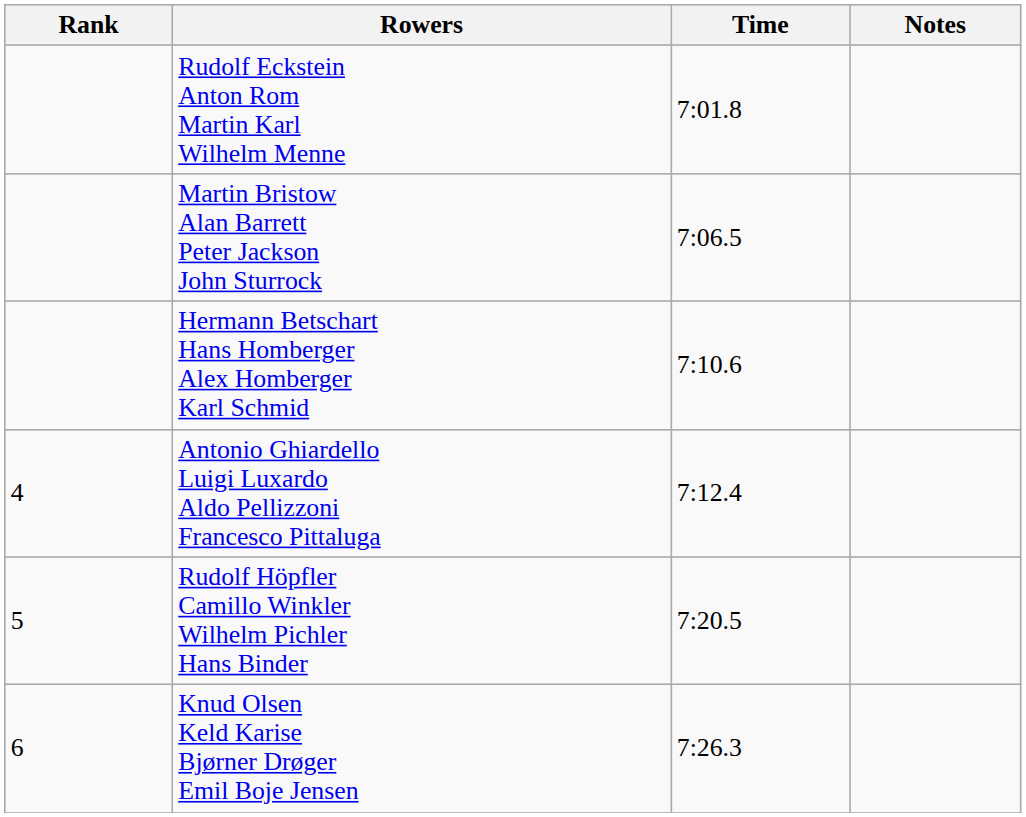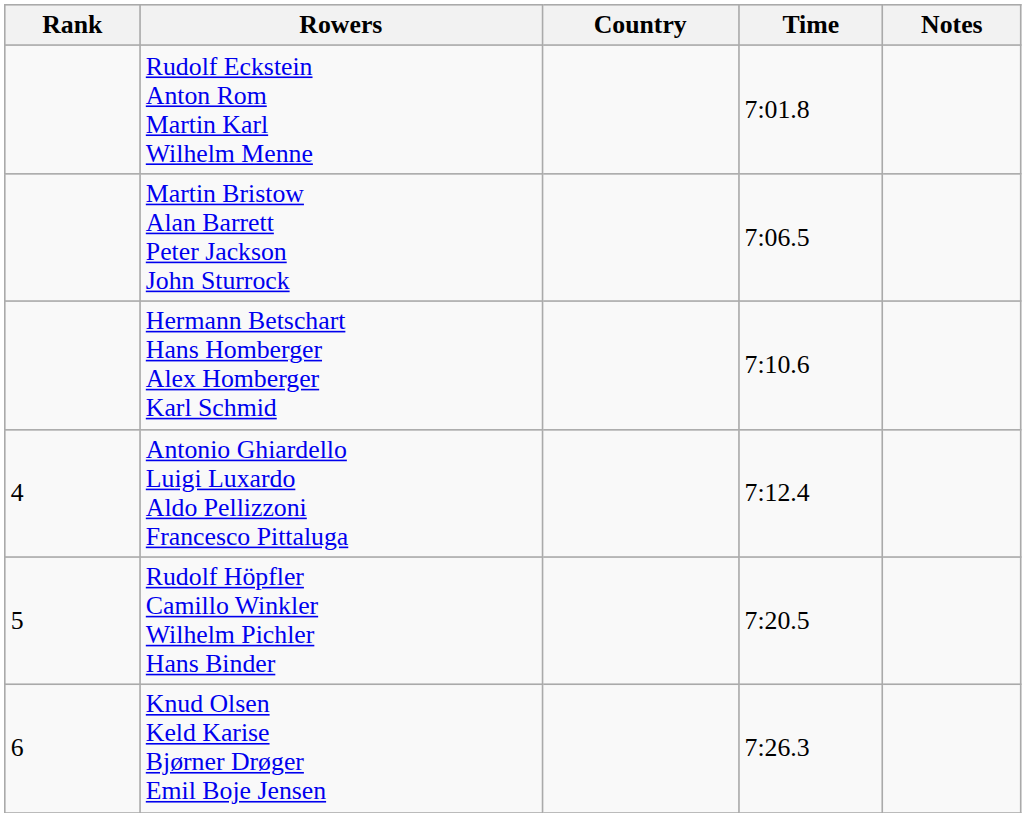+ column: (640, 24)
